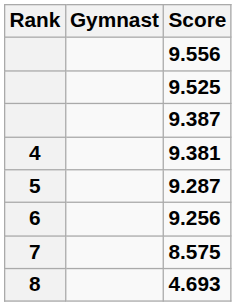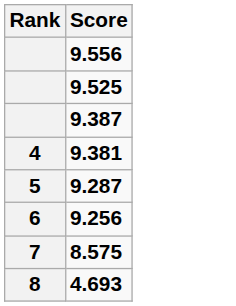- column: (114, 20)
